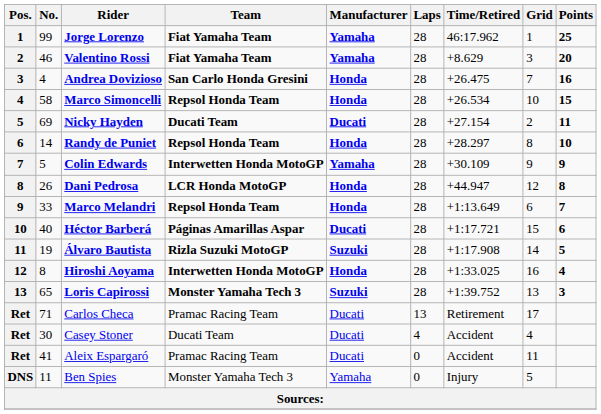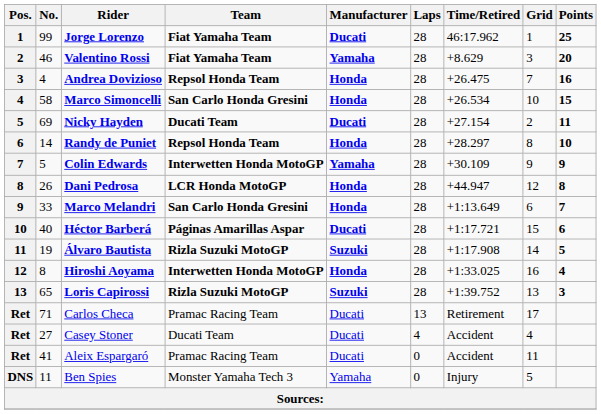(352, 36) Yamaha -> (348, 36) Ducati
(238, 79) San Carlo Honda Gresini -> (224, 79) Repsol Honda Team
(224, 100) Repsol Honda Team -> (238, 100) San Carlo Honda Gresini
(224, 207) Repsol Honda Team -> (238, 207) San Carlo Honda Gresini
(234, 292) Monster Yamaha Tech 3 -> (228, 292) Rizla Suzuki MotoGP
(46, 334) 30 -> (46, 334) 27
